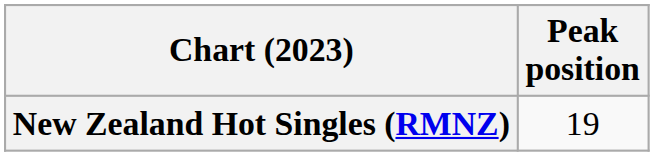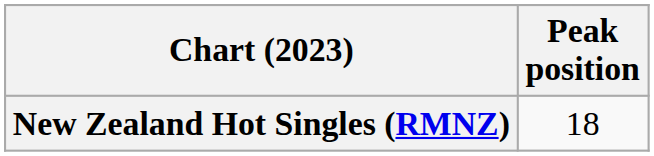(583, 122) 19 -> (583, 122) 18
